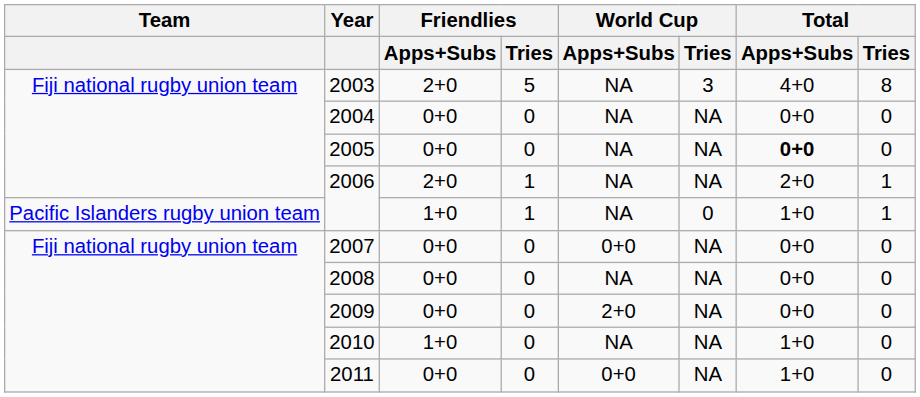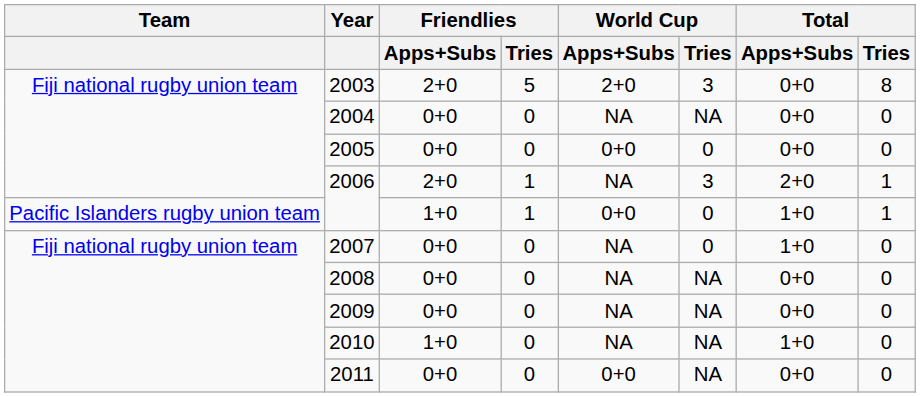(619, 85) NA -> (619, 85) 2+0
(797, 85) 4+0 -> (797, 85) 0+0
(619, 149) NA -> (619, 149) 0+0
(708, 149) NA -> (708, 149) 0
(797, 149) bold -> (797, 149) normal
(708, 181) NA -> (708, 181) 3
(619, 213) NA -> (619, 213) 0+0
(619, 246) 0+0 -> (619, 246) NA
(708, 246) NA -> (708, 246) 0
(797, 246) 0+0 -> (797, 246) 1+0
(619, 310) 2+0 -> (619, 310) NA
(797, 375) 1+0 -> (797, 375) 0+0
